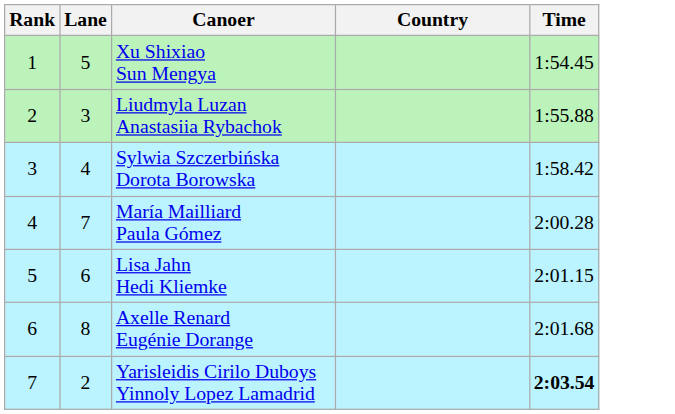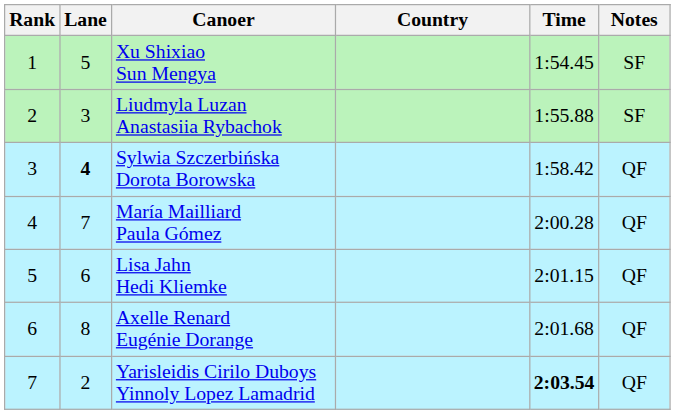+ column: (634, 20)
(85, 169) normal -> (85, 169) bold
